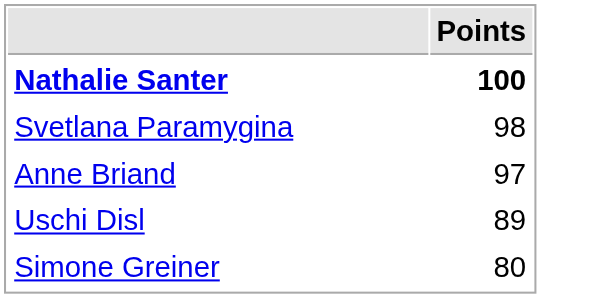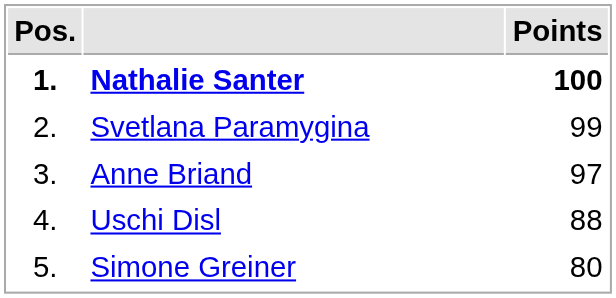+ column: (45, 31)
(510, 126) 98 -> (586, 126) 99
(510, 220) 89 -> (586, 220) 88
